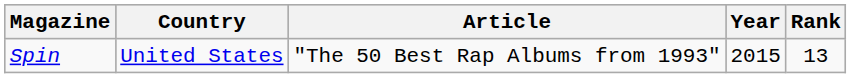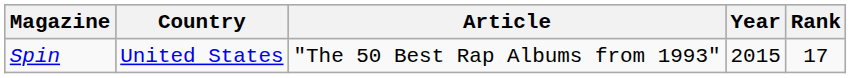(816, 56) 13 -> (816, 56) 17
